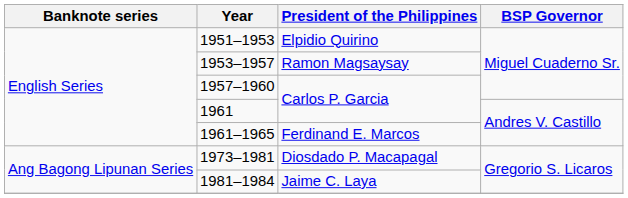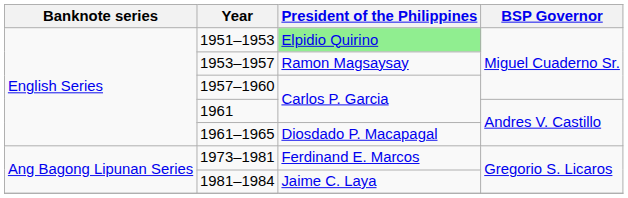(330, 39) no background -> (330, 39) lightgreen background
(350, 134) Ferdinand E. Marcos -> (359, 134) Diosdado P. Macapagal
(359, 157) Diosdado P. Macapagal -> (350, 157) Ferdinand E. Marcos
